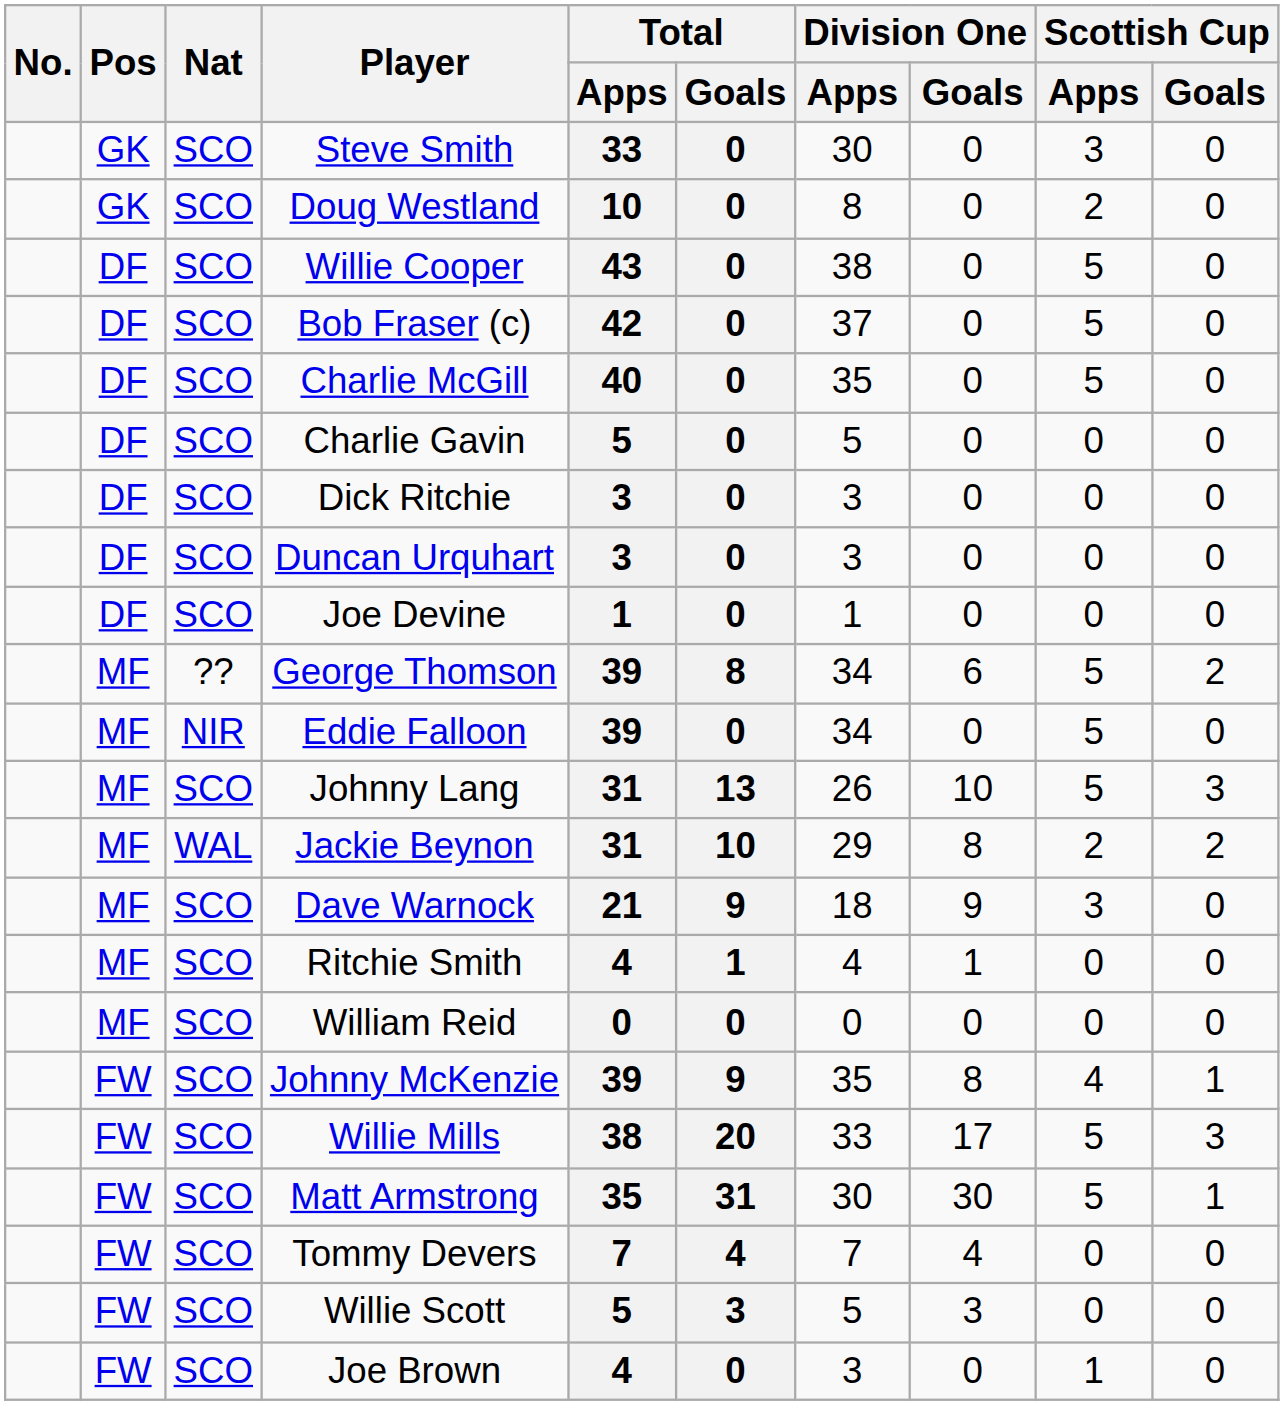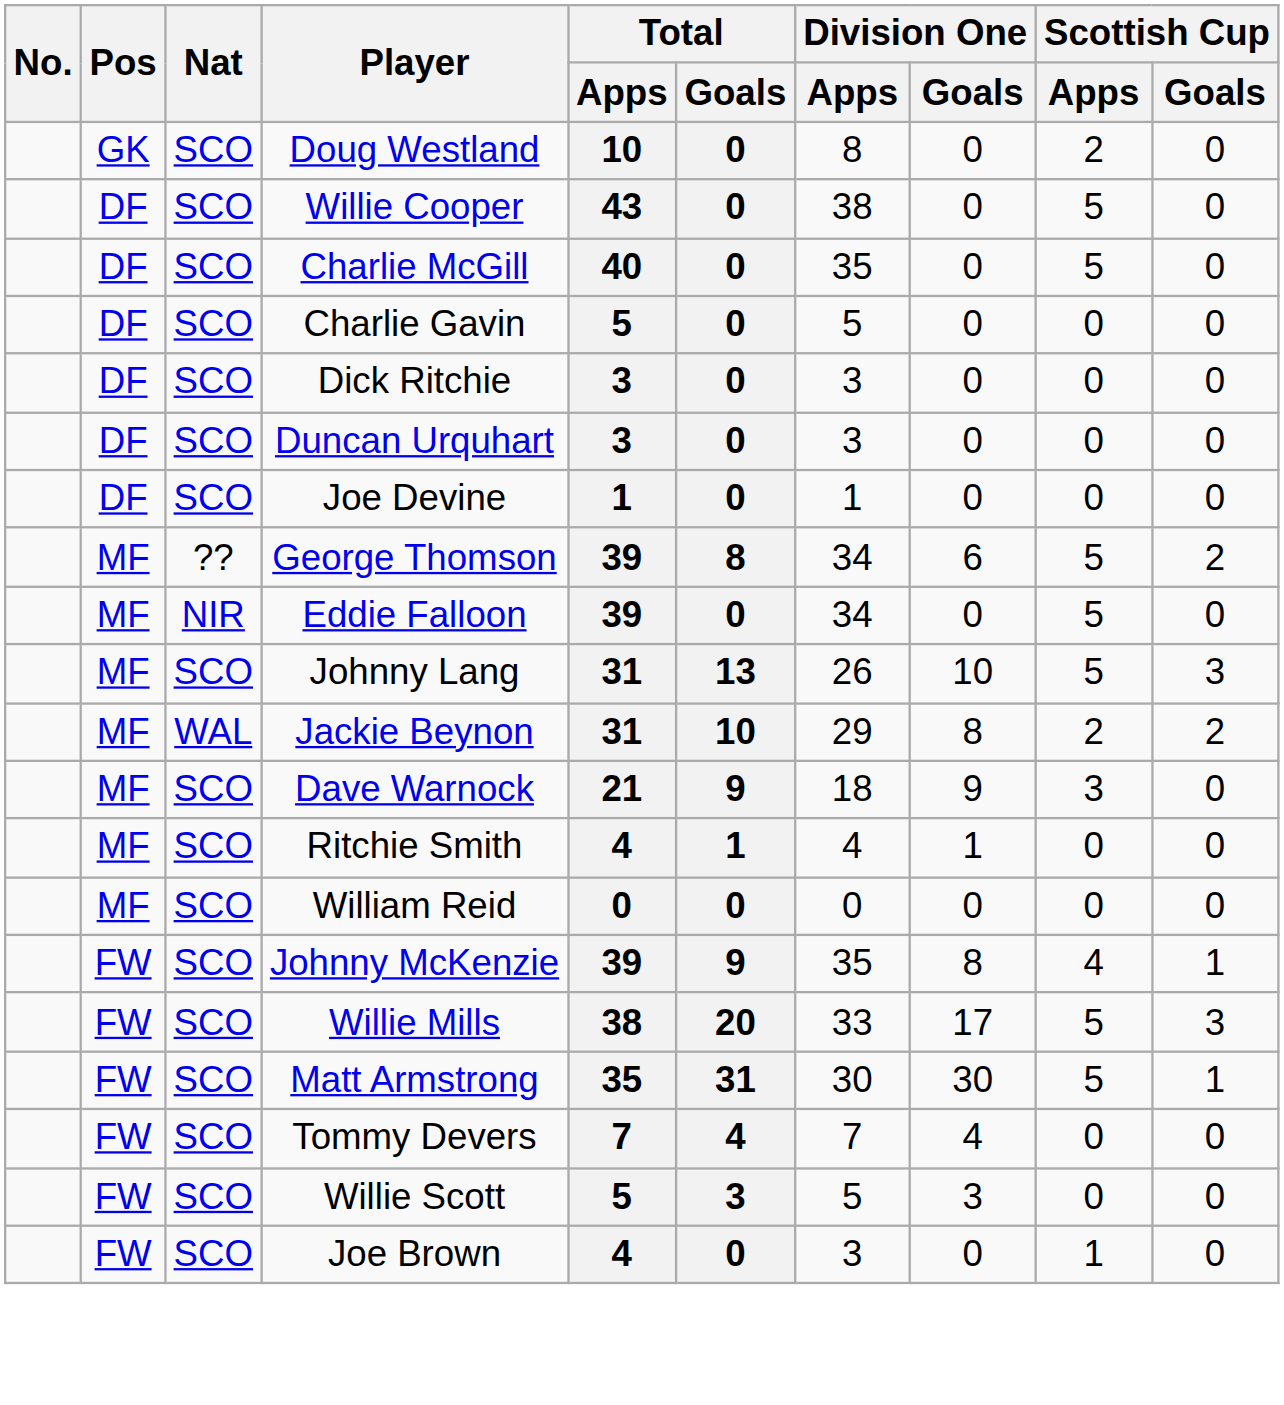- row: (415, 149)
- row: (414, 324)
